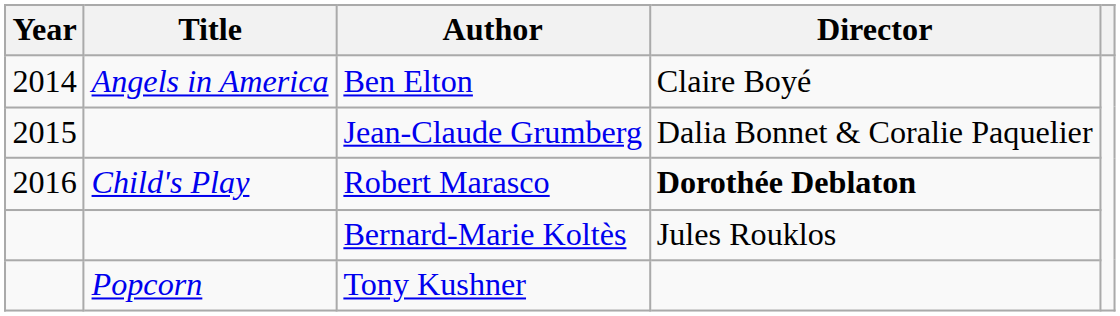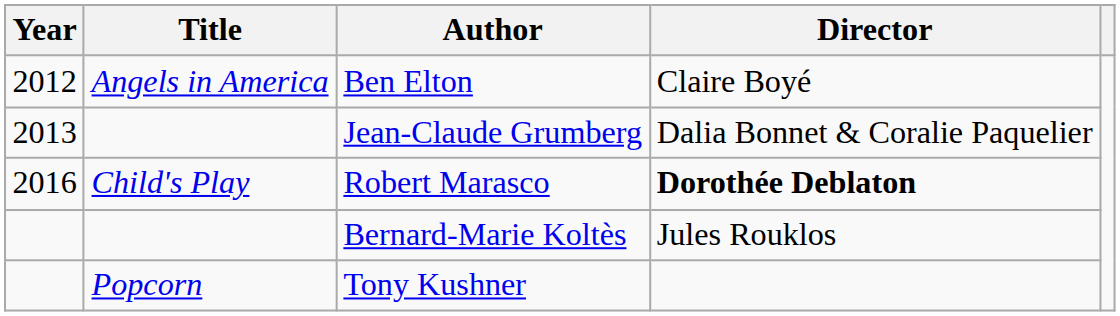(45, 81) 2014 -> (45, 81) 2012
(45, 132) 2015 -> (45, 132) 2013
